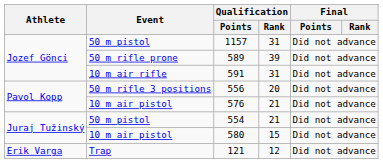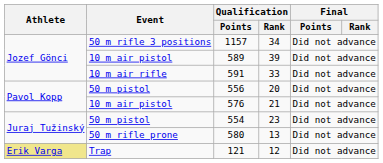(120, 42) 50 m pistol -> (150, 42) 50 m rifle 3 positions
(274, 42) 31 -> (274, 42) 34
(133, 57) 50 m rifle prone -> (131, 57) 10 m air pistol
(274, 73) 31 -> (274, 73) 33
(150, 89) 50 m rifle 3 positions -> (120, 89) 50 m pistol
(274, 120) 21 -> (274, 120) 23
(131, 135) 10 m air pistol -> (133, 135) 50 m rifle prone
(274, 135) 15 -> (274, 135) 13
(34, 151) no background -> (34, 151) khaki background
